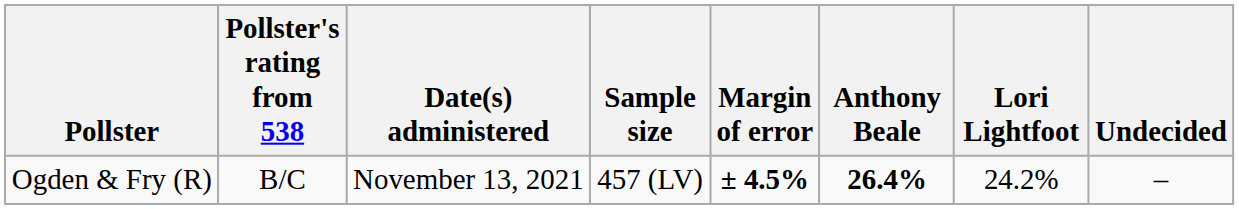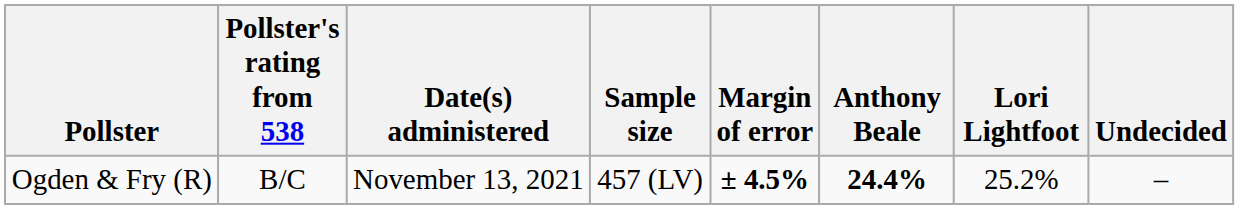(887, 179) 26.4% -> (887, 179) 24.4%
(1021, 179) 24.2% -> (1021, 179) 25.2%
